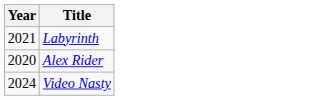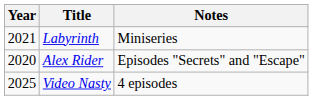+ column: (211, 15)
(22, 83) 2024 -> (22, 83) 2025
